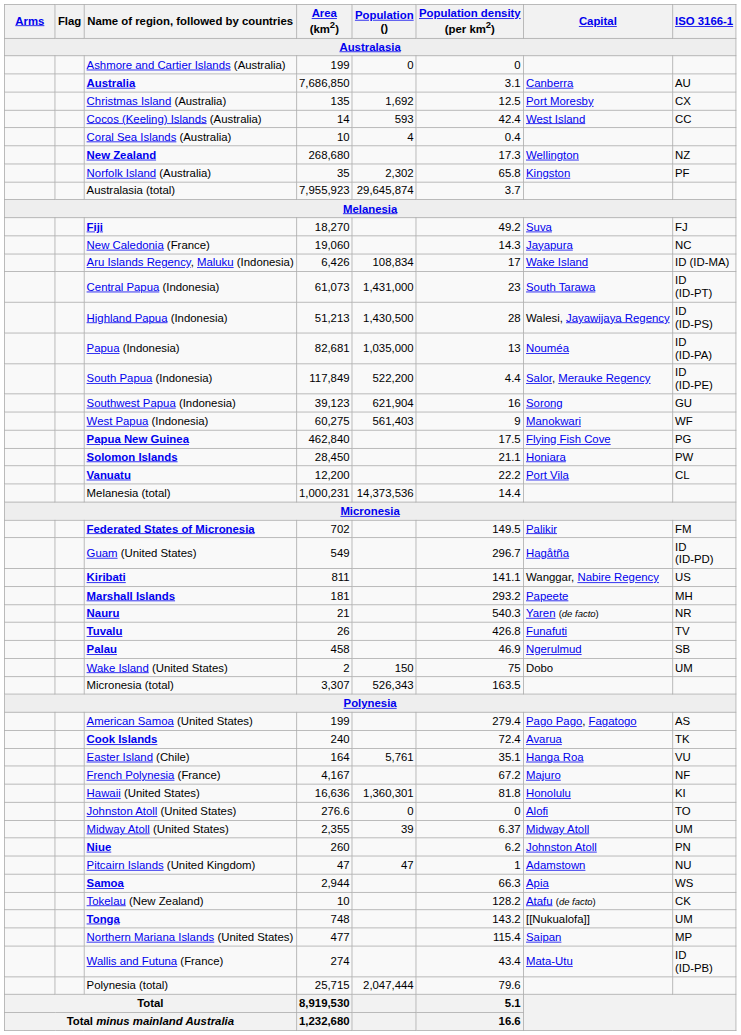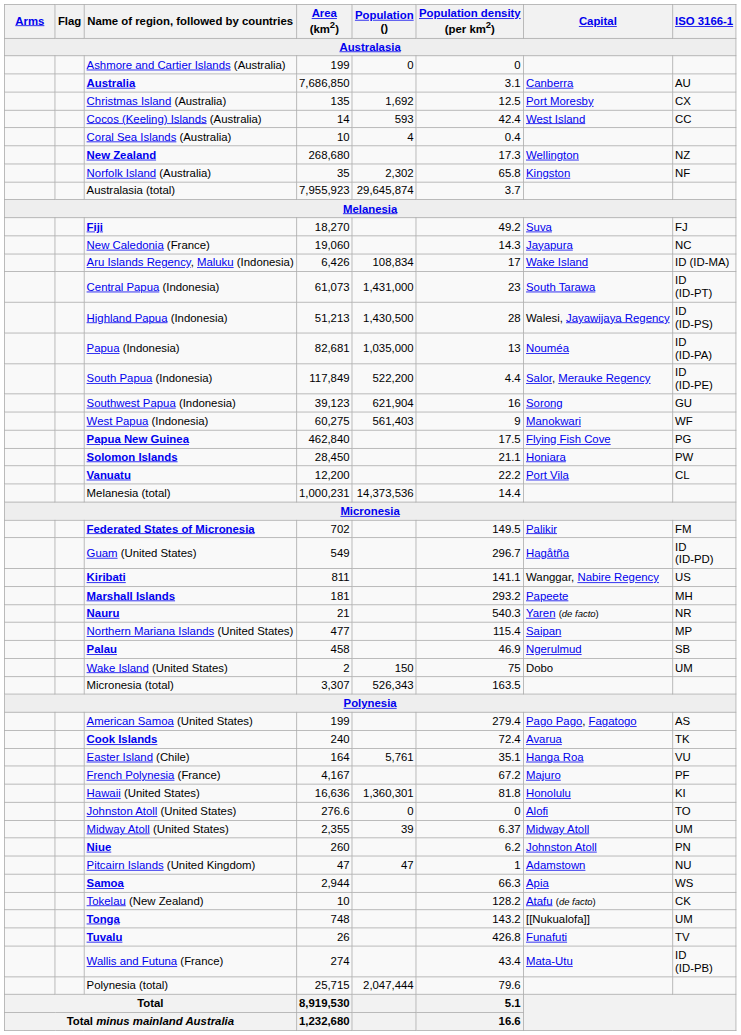(682, 173) PF -> (683, 173) NF
rows swapped: (190, 937) <-> (105, 632)
(683, 776) NF -> (682, 776) PF
